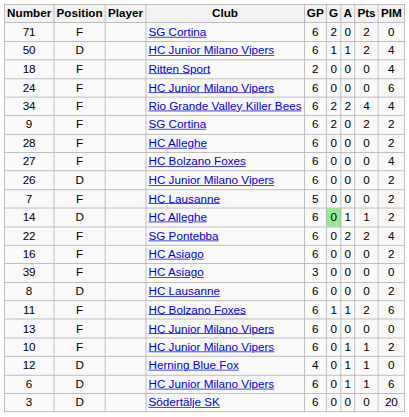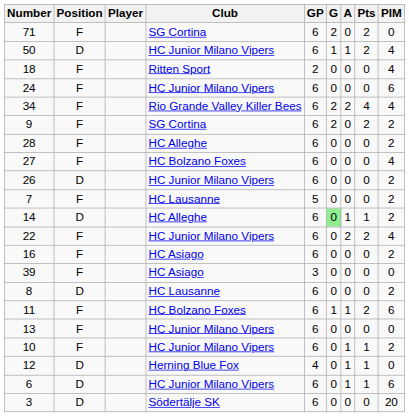(184, 236) SG Pontebba -> (211, 236) HC Junior Milano Vipers
